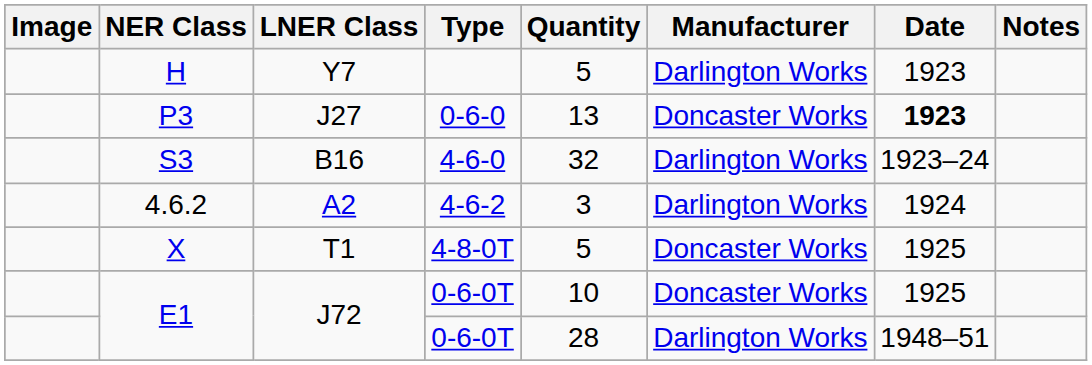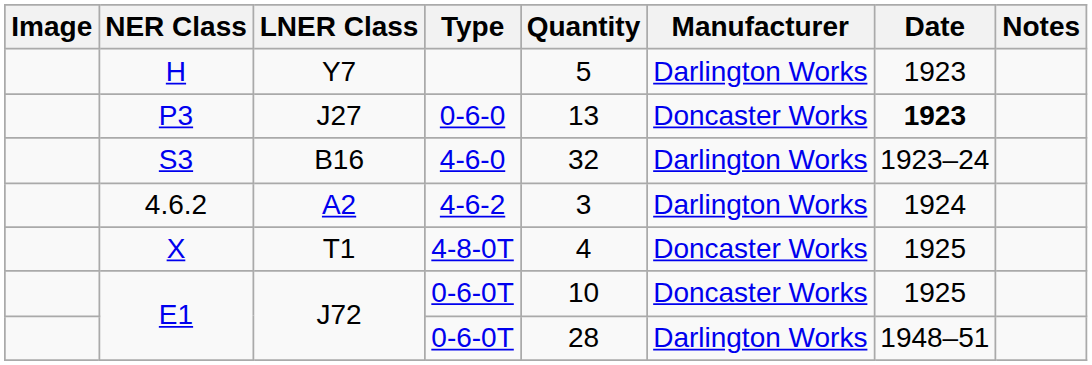(583, 248) 5 -> (583, 248) 4
